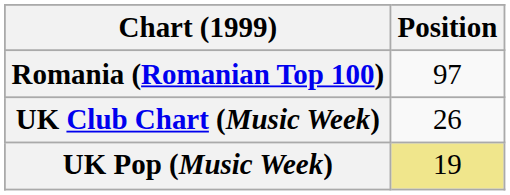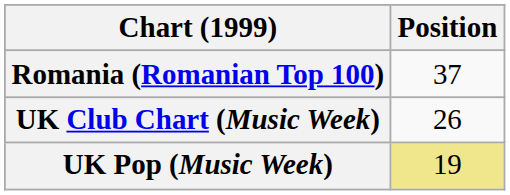(447, 73) 97 -> (447, 73) 37
